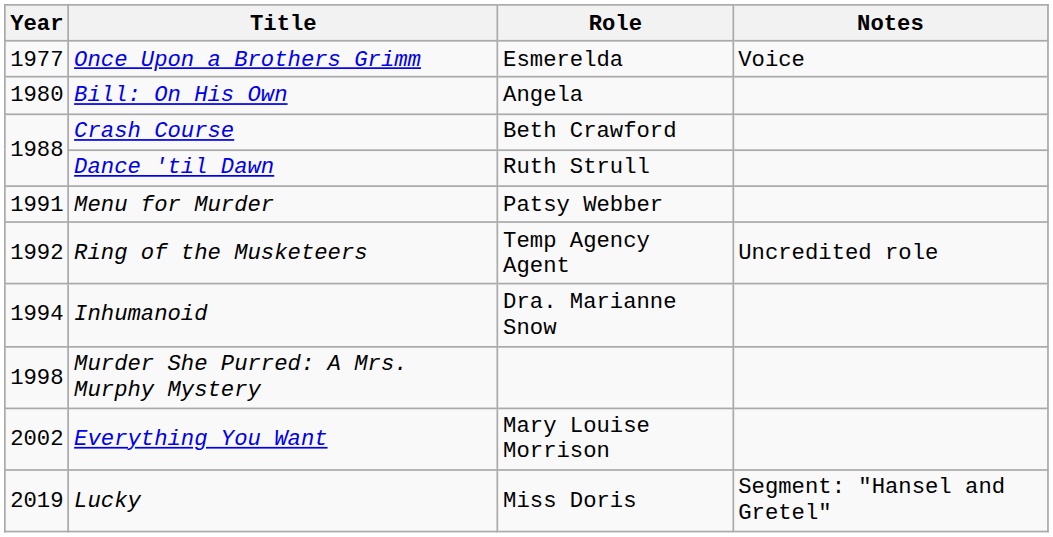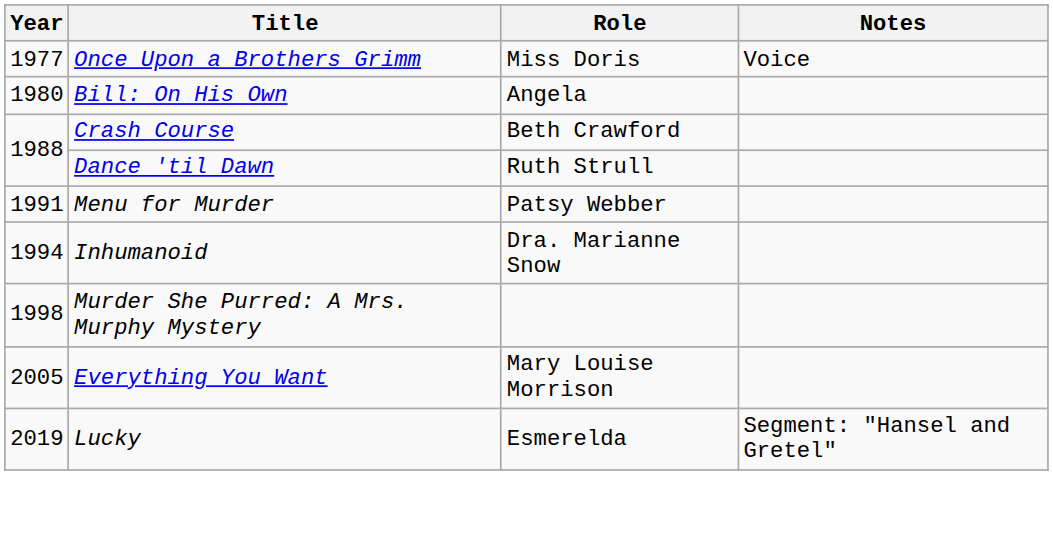(563, 59) Esmerelda -> (574, 59) Miss Doris
- row: (221, 253)
(37, 439) 2002 -> (37, 377) 2005
(570, 501) Miss Doris -> (567, 439) Esmerelda
